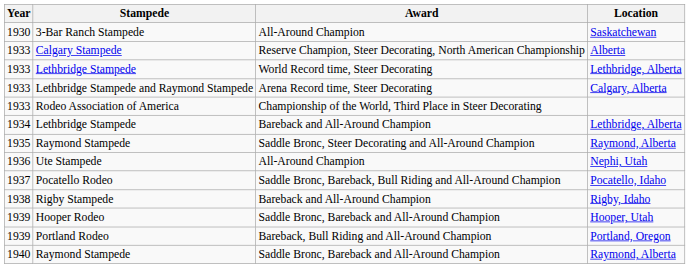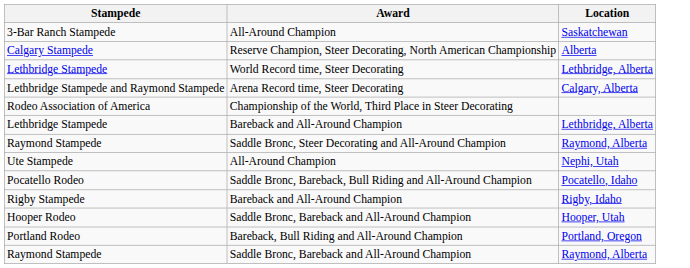- column: (19, 13)
